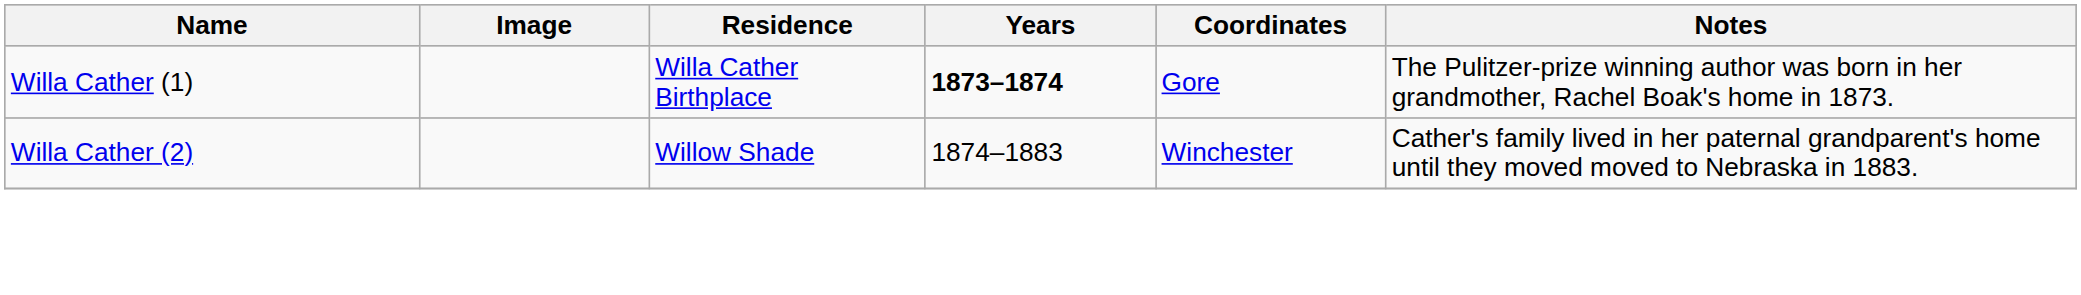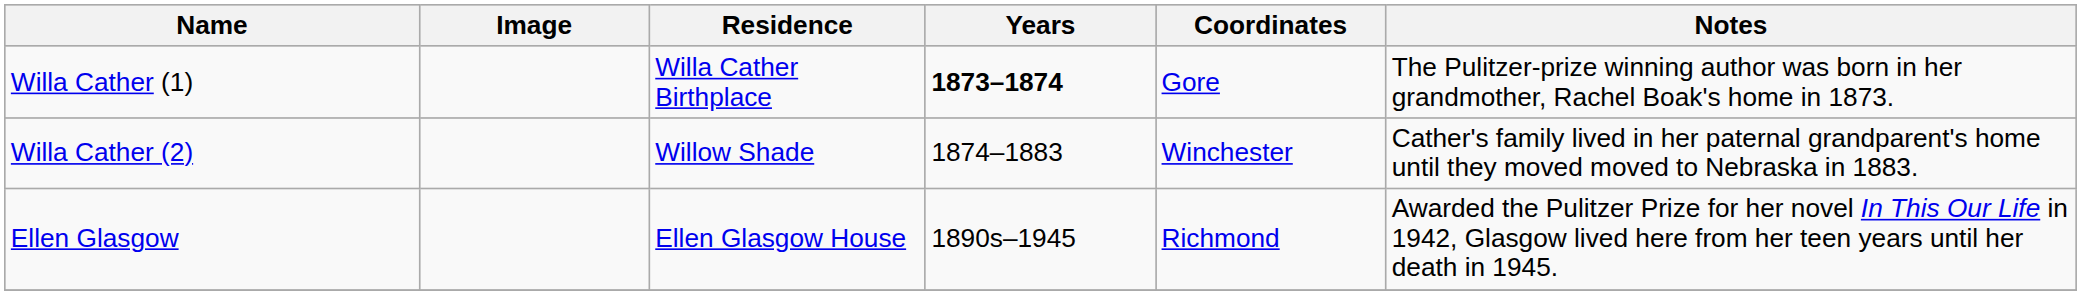+ row: (95, 238)
